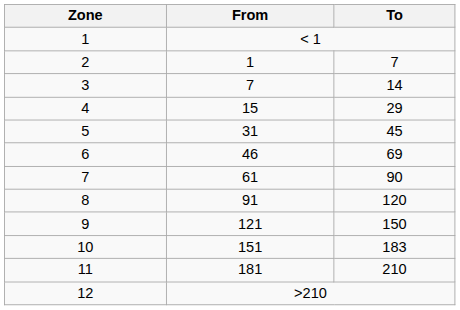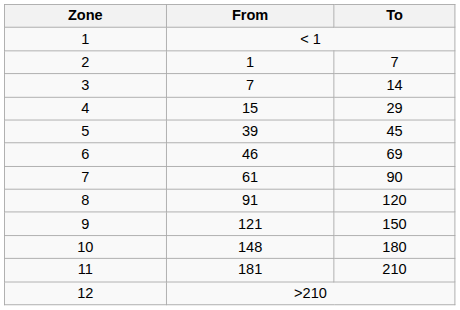(250, 131) 31 -> (250, 131) 39
(250, 246) 151 -> (250, 246) 148
(394, 246) 183 -> (394, 246) 180
